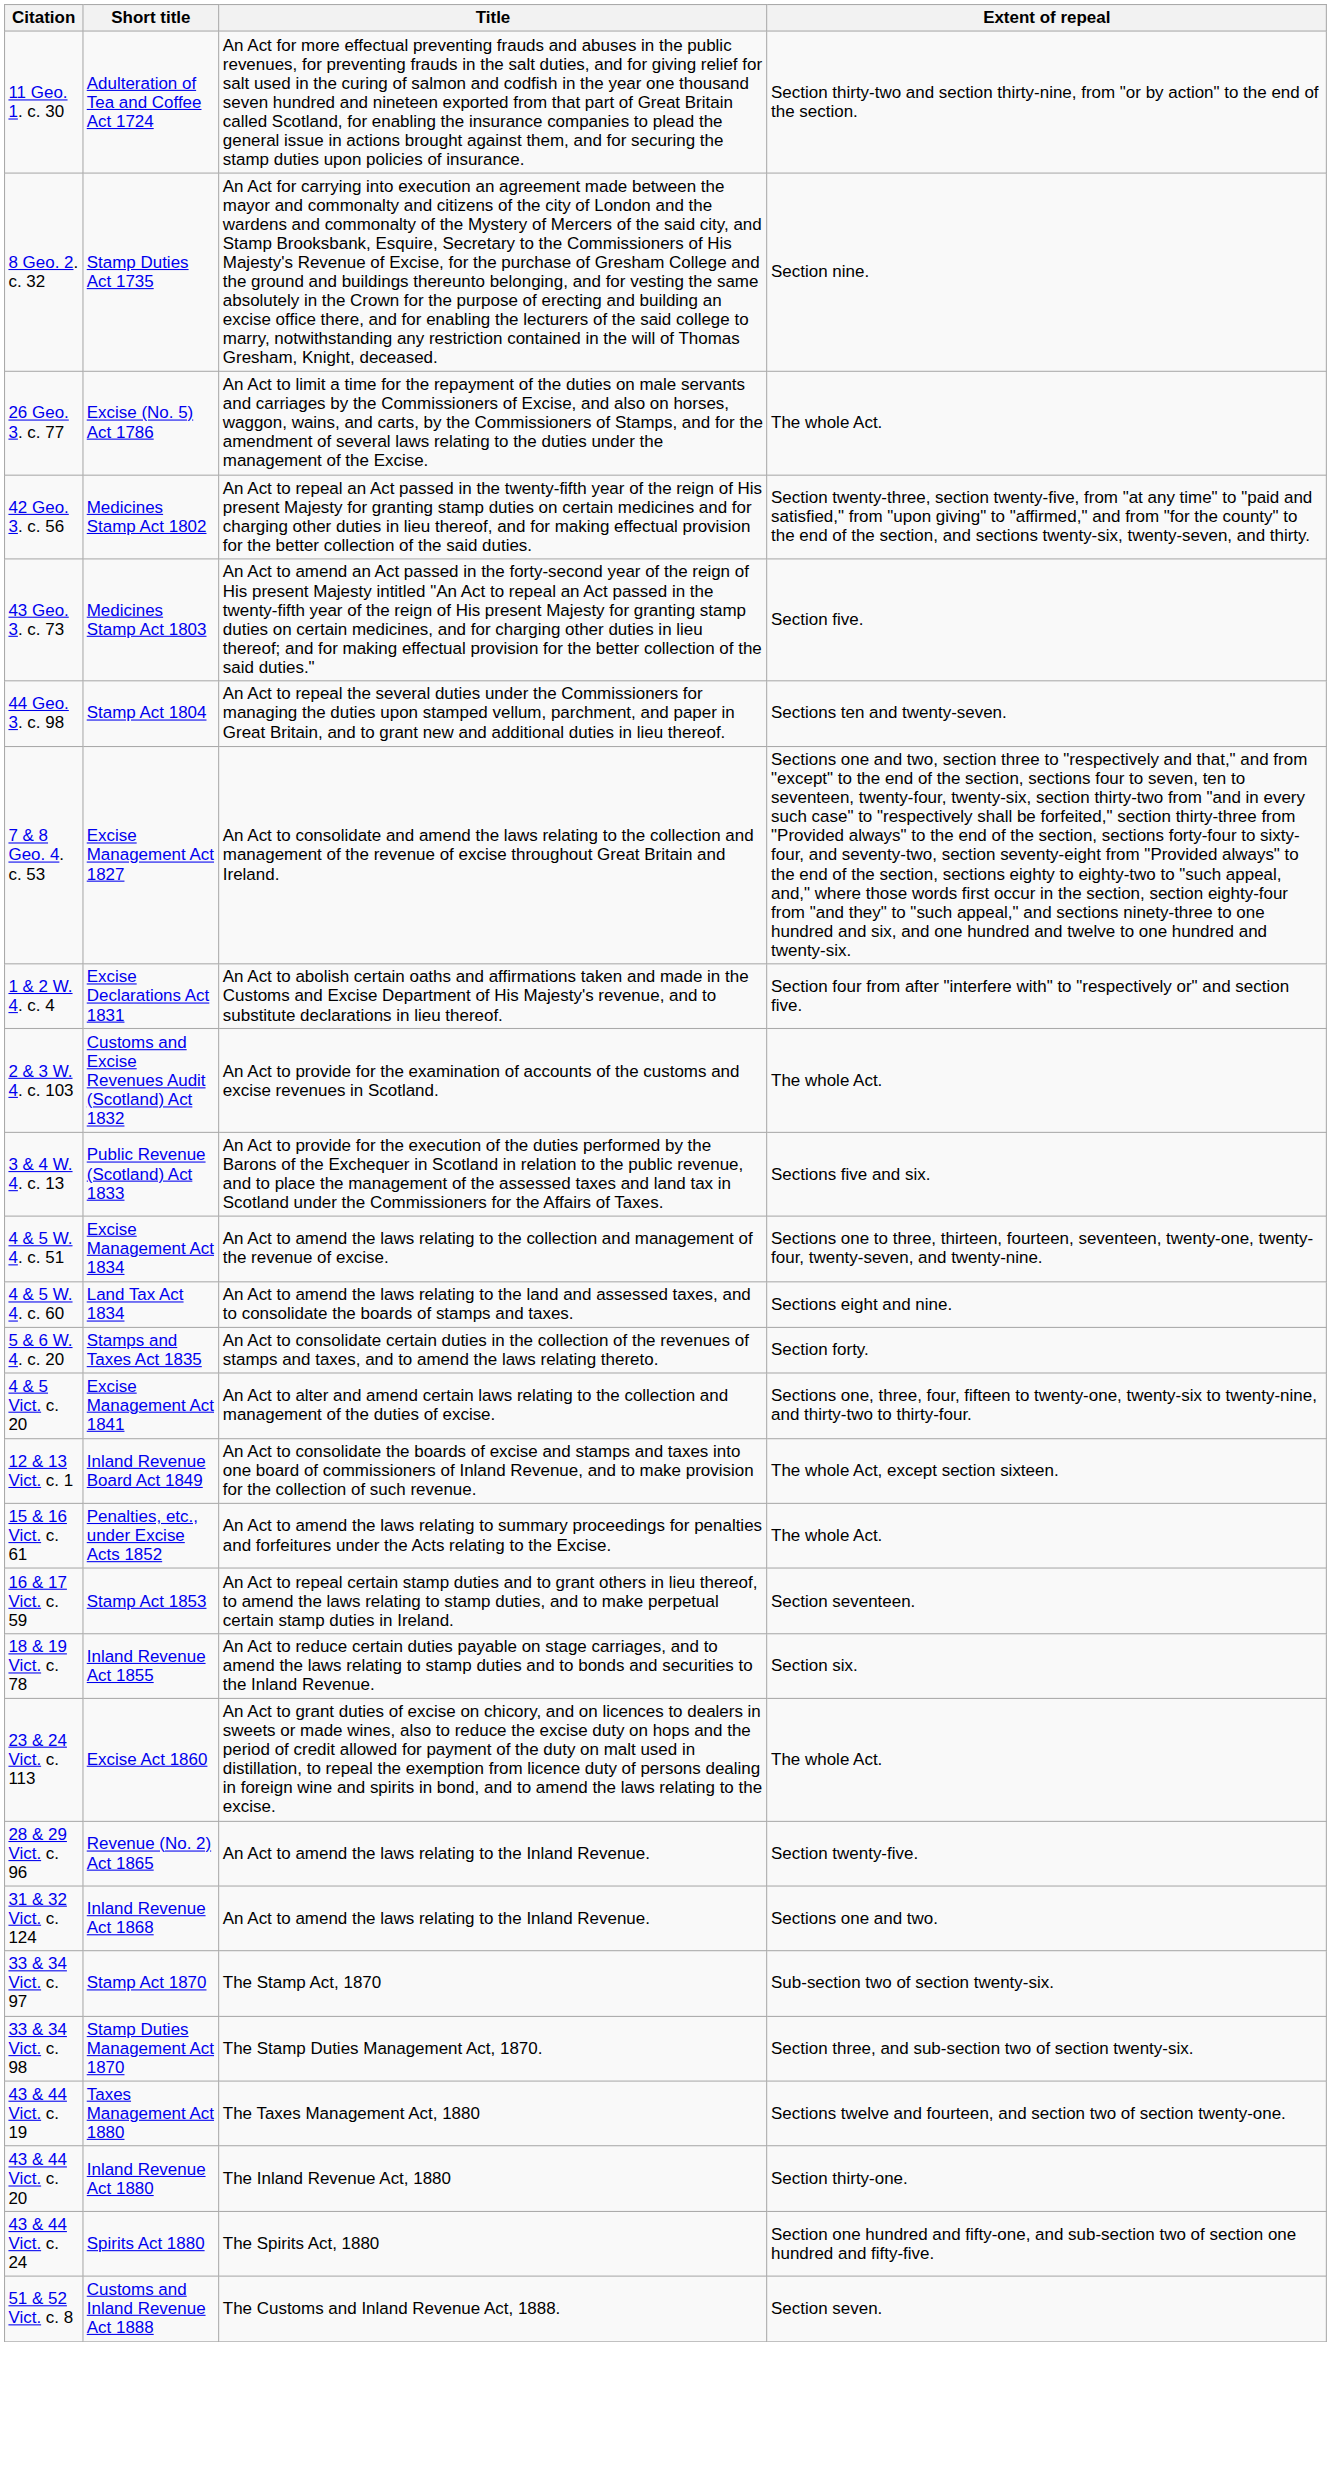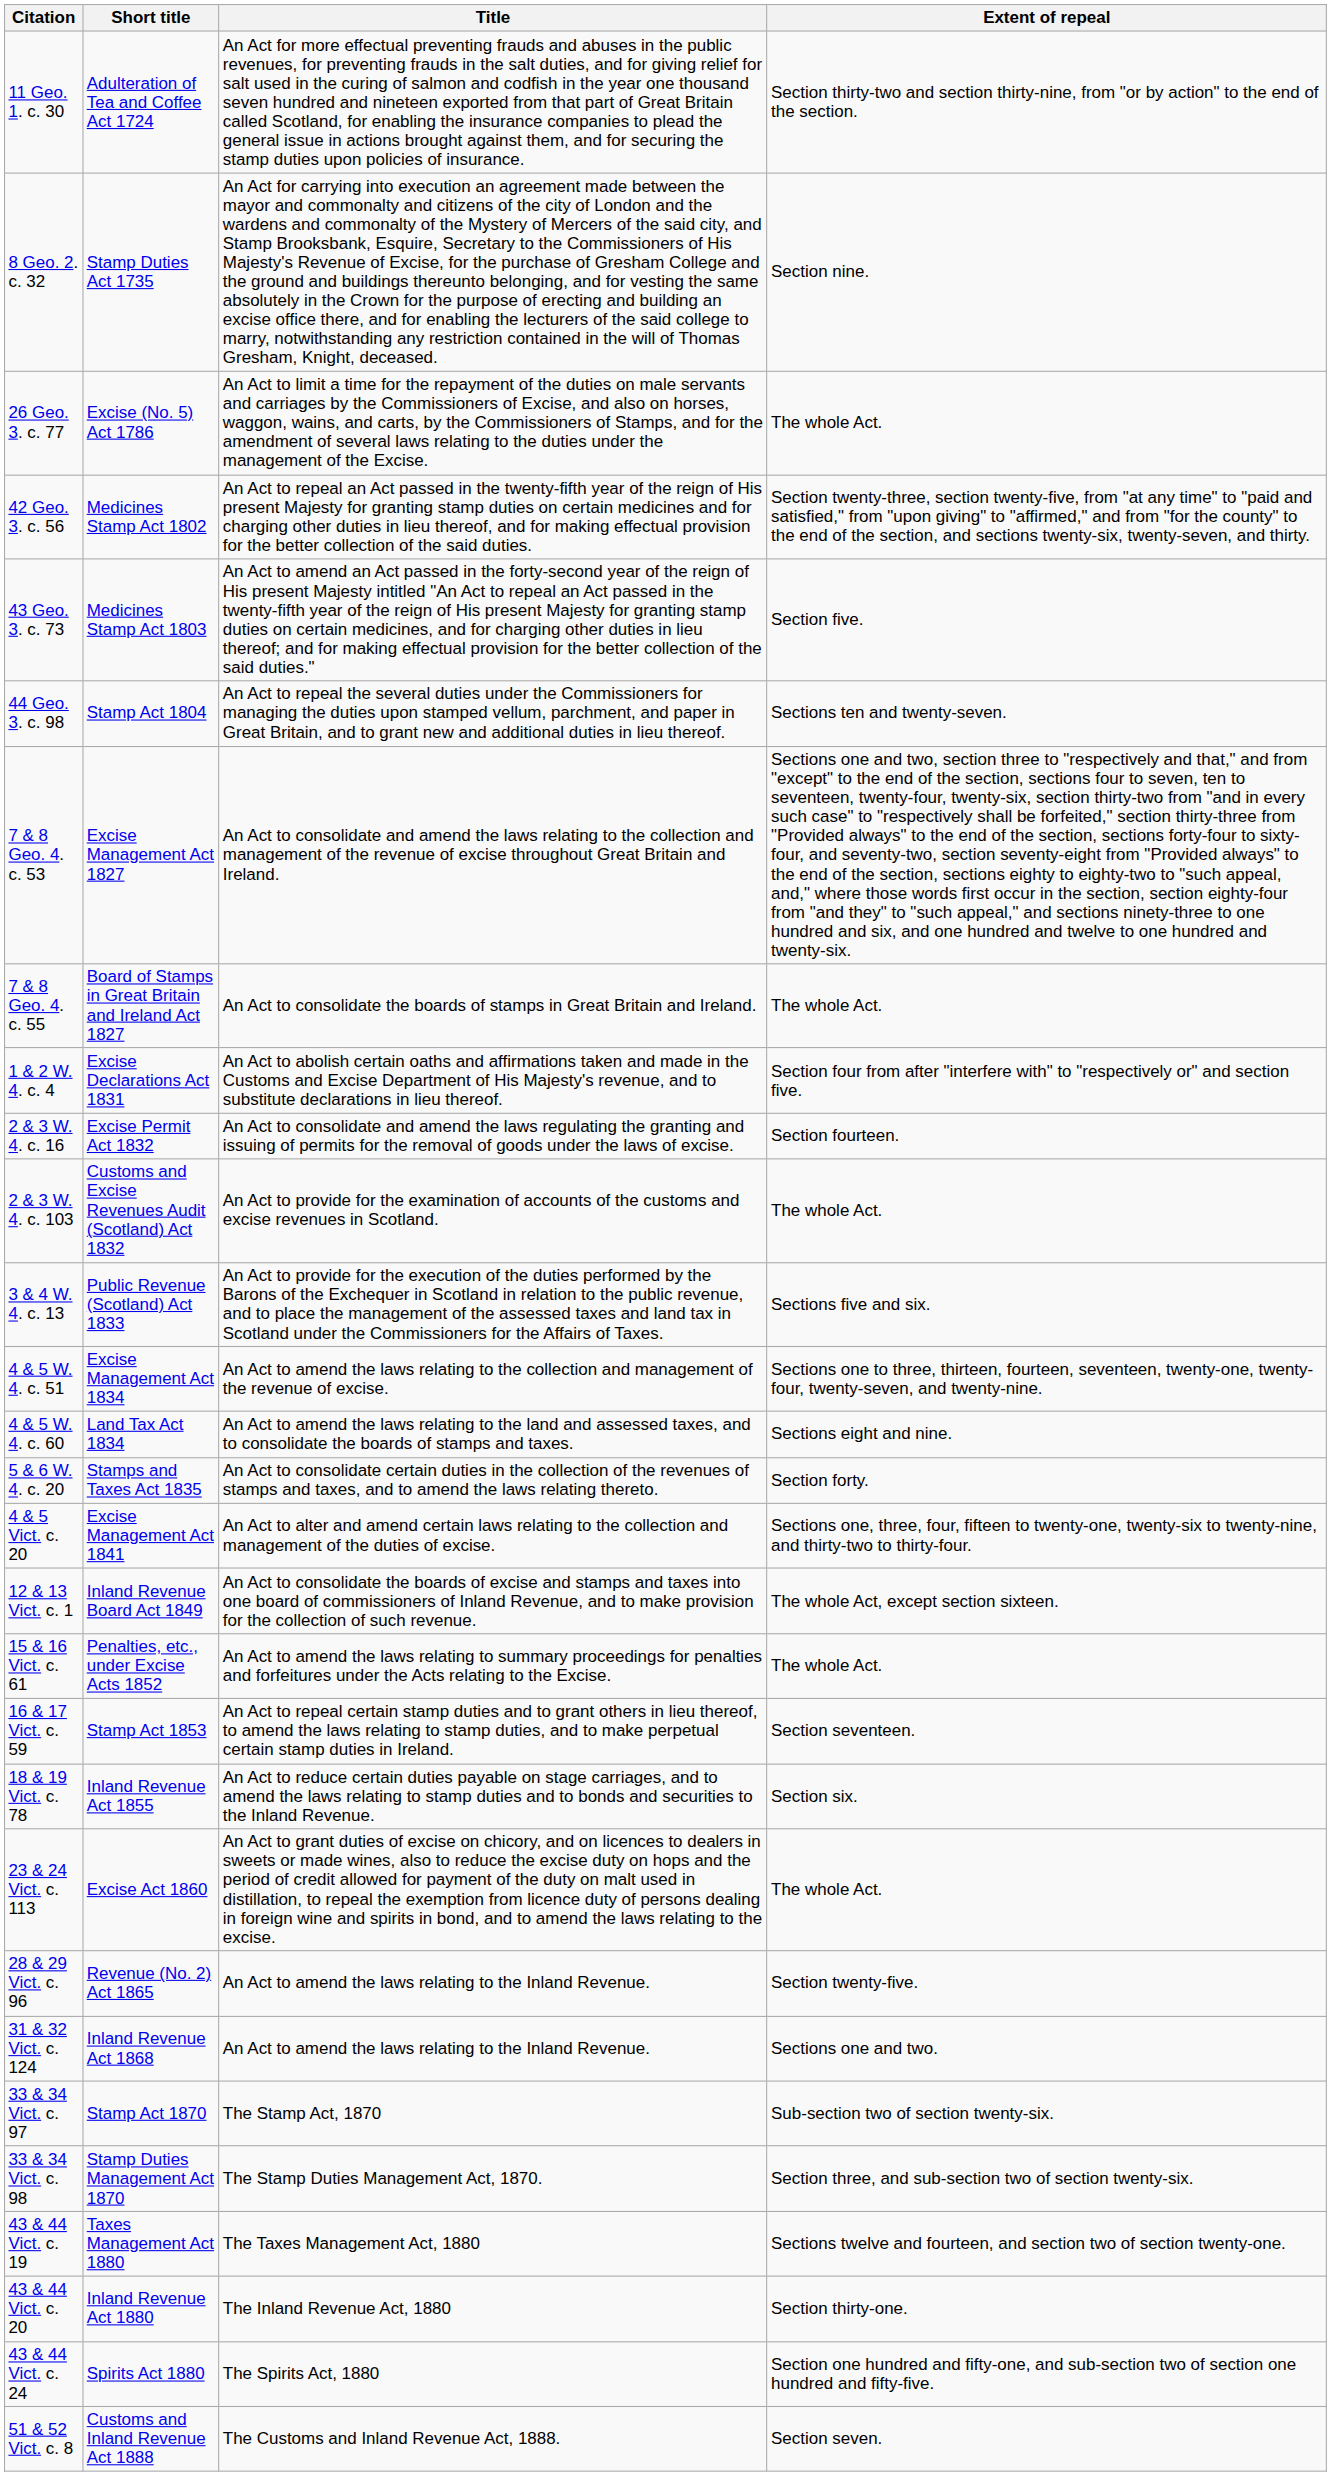+ row: (36, 1005)
+ row: (40, 1135)
